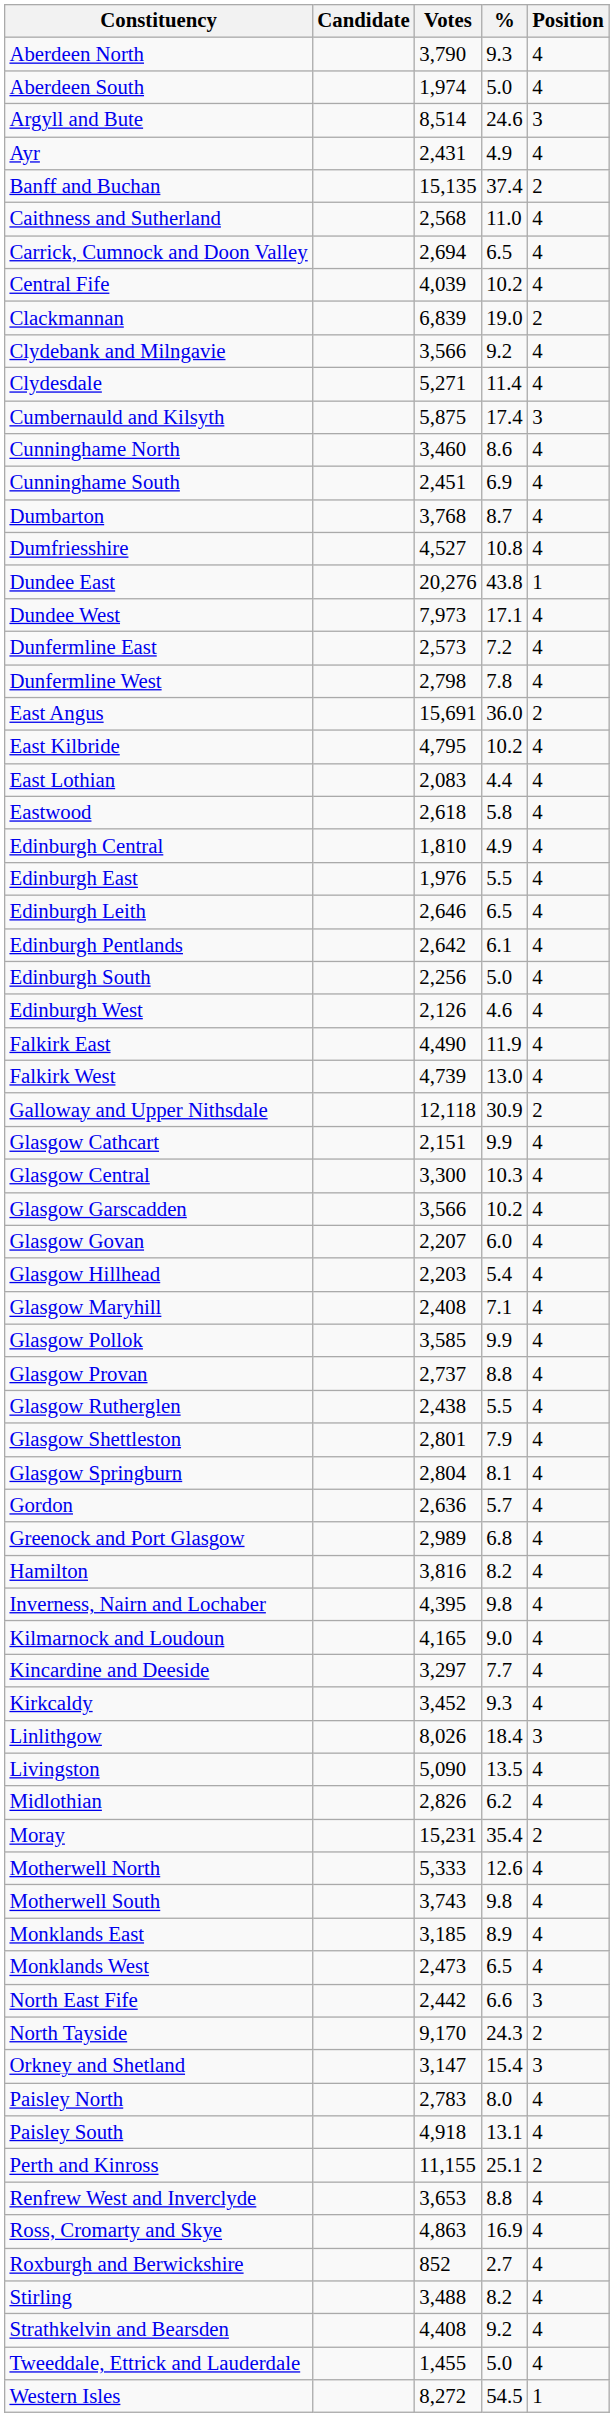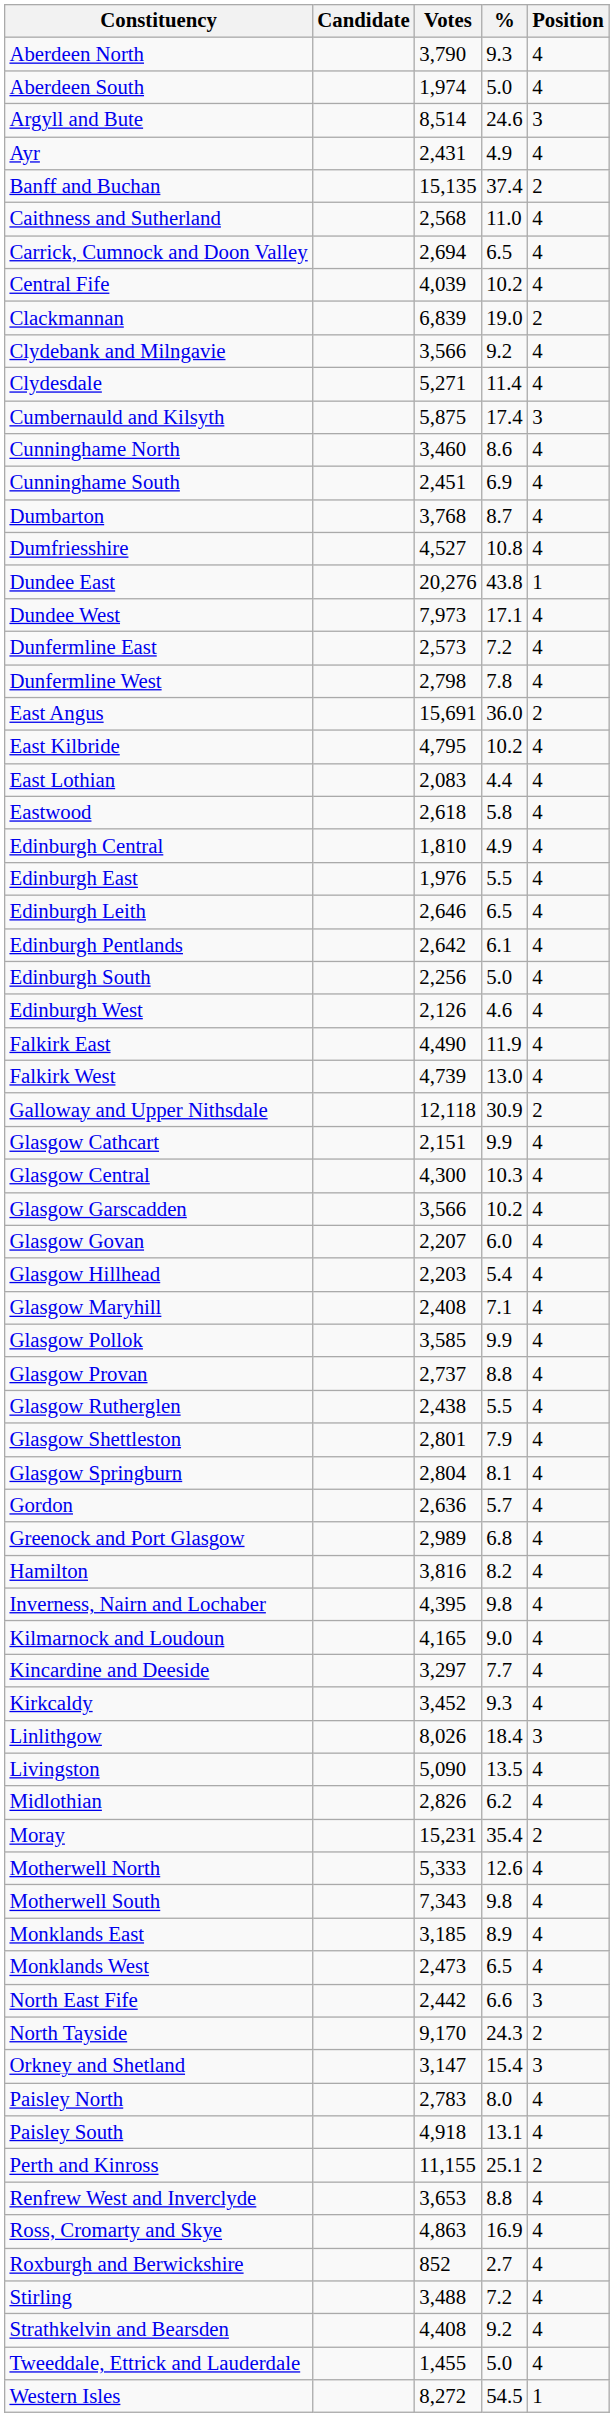(443, 1175) 3,300 -> (443, 1175) 4,300
(443, 1901) 3,743 -> (443, 1901) 7,343
(499, 2297) 8.2 -> (499, 2297) 7.2
